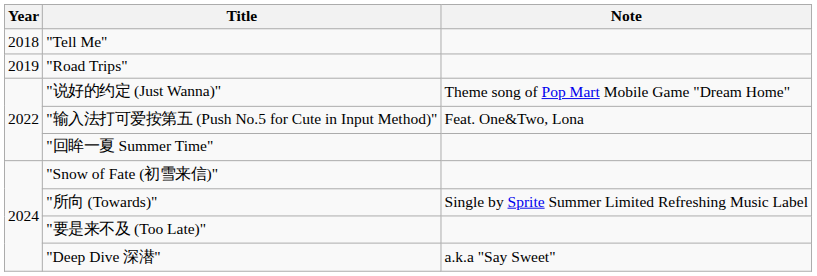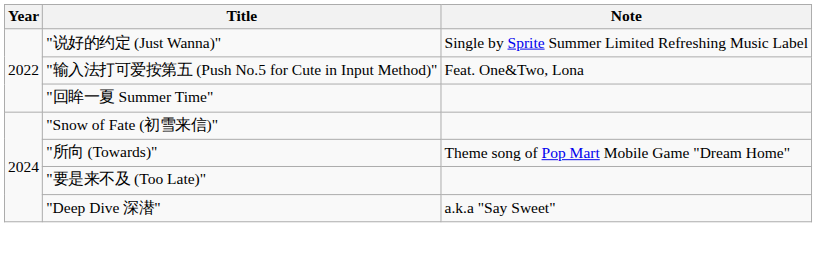- row: (77, 41)
- row: (87, 66)
(617, 92) Theme song of Pop Mart Mobile Game "Dream Home" -> (626, 42) Single by Sprite Summer Limited Refreshing Music Label
(626, 202) Single by Sprite Summer Limited Refreshing Music Label -> (617, 152) Theme song of Pop Mart Mobile Game "Dream Home"
